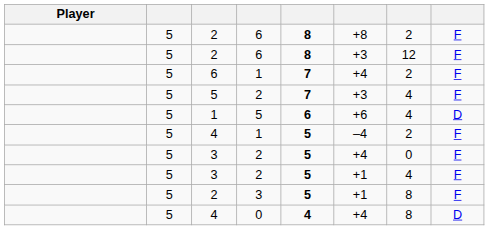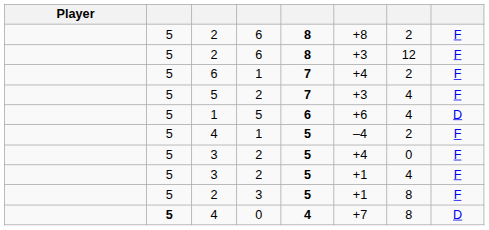(169, 214) normal -> (169, 214) bold
(360, 214) +4 -> (360, 214) +7
